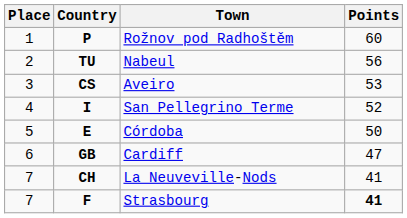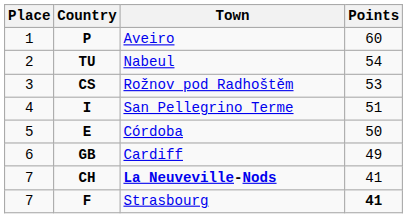(208, 39) Rožnov pod Radhoštěm -> (149, 39) Aveiro
(374, 62) 56 -> (374, 62) 54
(149, 85) Aveiro -> (208, 85) Rožnov pod Radhoštěm
(374, 108) 52 -> (374, 108) 51
(374, 155) 47 -> (374, 155) 49
(200, 178) normal -> (200, 178) bold
